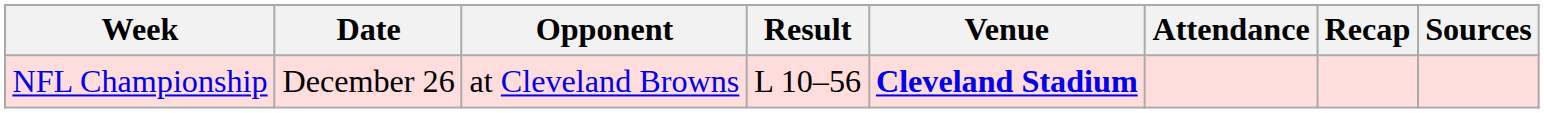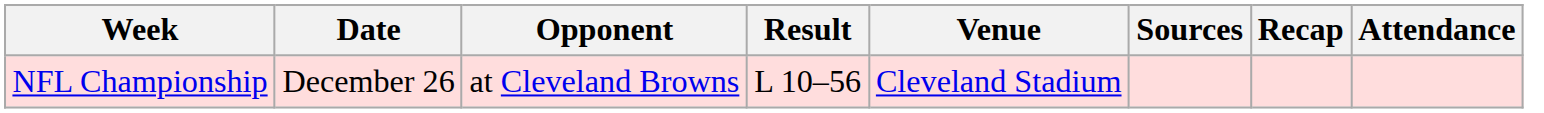columns swapped: (1231, 30) <-> (1478, 30)
(1007, 81) bold -> (999, 81) normal
